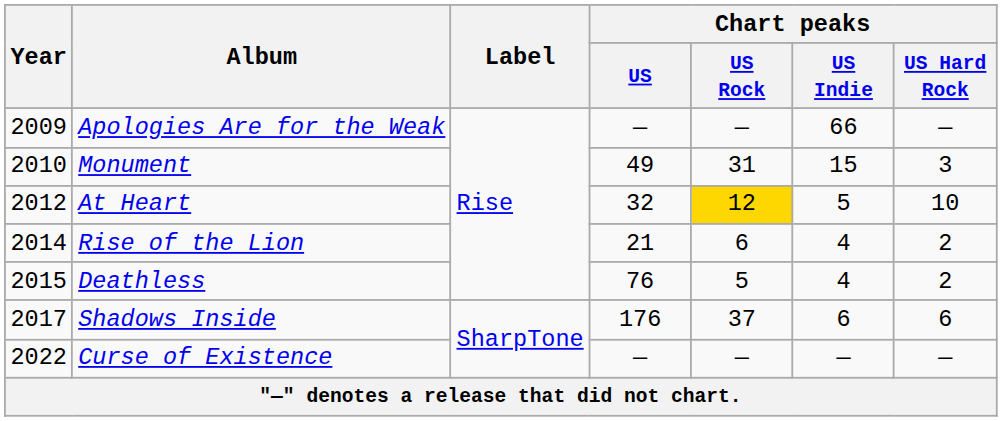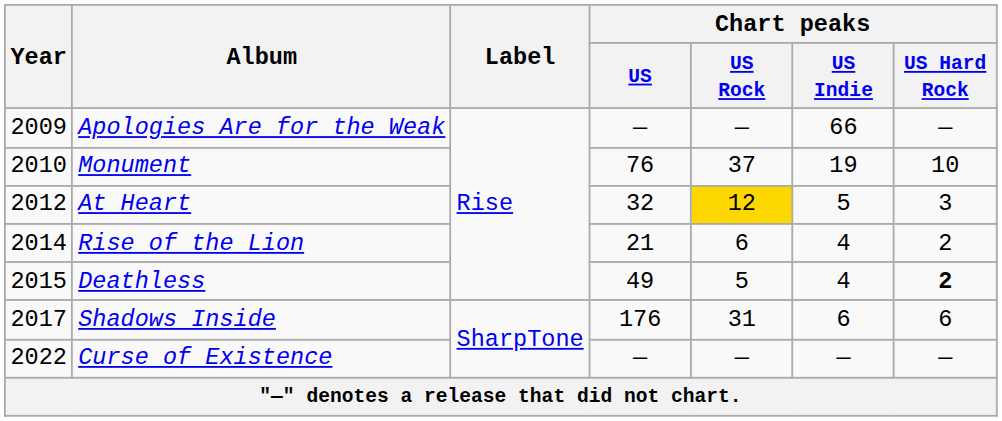(640, 166) 49 -> (640, 166) 76
(742, 166) 31 -> (742, 166) 37
(843, 166) 15 -> (843, 166) 19
(945, 166) 3 -> (945, 166) 10
(945, 205) 10 -> (945, 205) 3
(640, 281) 76 -> (640, 281) 49
(945, 281) normal -> (945, 281) bold
(742, 320) 37 -> (742, 320) 31
